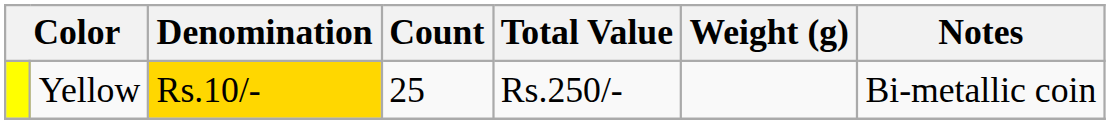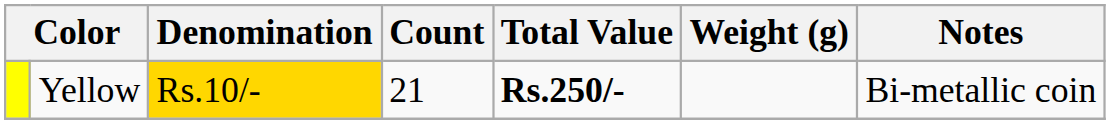(407, 89) 25 -> (407, 89) 21
(562, 89) normal -> (563, 89) bold
